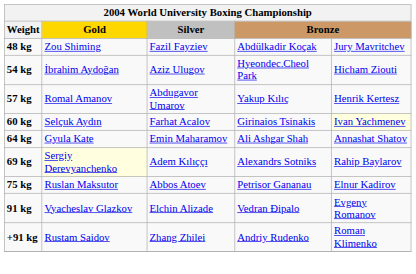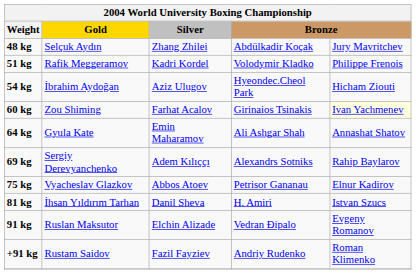(73, 47) Zou Shiming -> (73, 47) Selçuk Aydın
(179, 47) Fazil Fayziev -> (180, 47) Zhang Zhilei
+ row: (19, 64)
- row: (19, 99)
(73, 122) Selçuk Aydın -> (73, 110) Zou Shiming
(81, 162) lightyellow background -> (81, 162) no background
(81, 185) Ruslan Maksutor -> (88, 185) Vyacheslav Glazkov
+ row: (19, 202)
(88, 208) Vyacheslav Glazkov -> (81, 225) Ruslan Maksutor
(177, 237) Zhang Zhilei -> (181, 254) Fazil Fayziev
